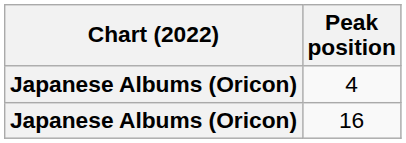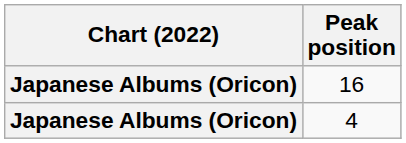rows swapped: (352, 84) <-> (352, 120)
